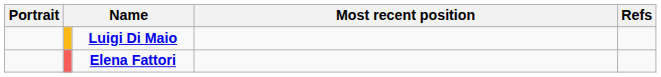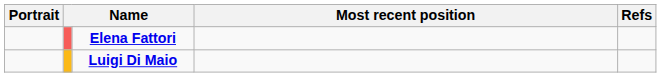rows swapped: (133, 38) <-> (133, 60)
